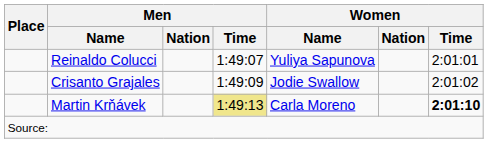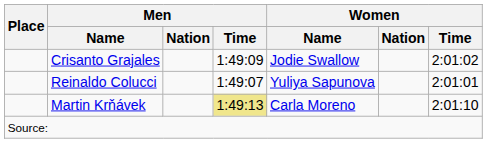rows swapped: (104, 60) <-> (105, 82)
(456, 104) bold -> (455, 104) normal
